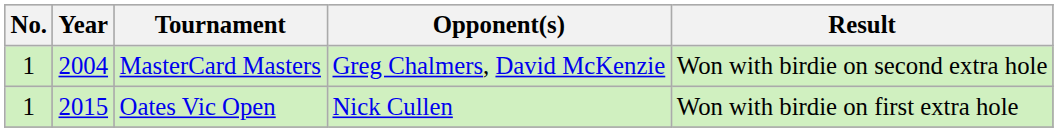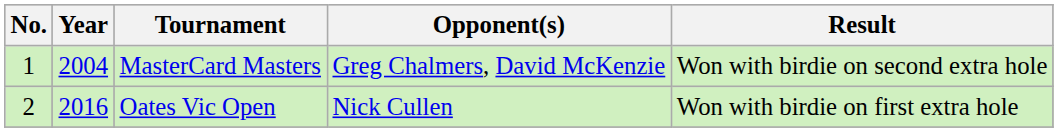(29, 106) 1 -> (29, 106) 2
(83, 106) 2015 -> (83, 106) 2016
